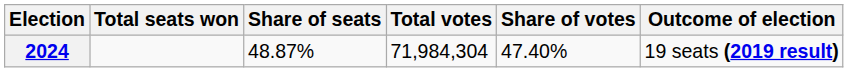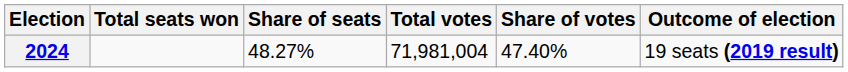(281, 50) 48.87% -> (281, 50) 48.27%
(439, 50) 71,984,304 -> (439, 50) 71,981,004
